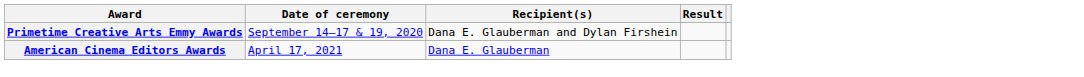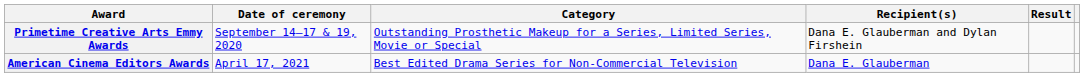+ column: (588, 14)
